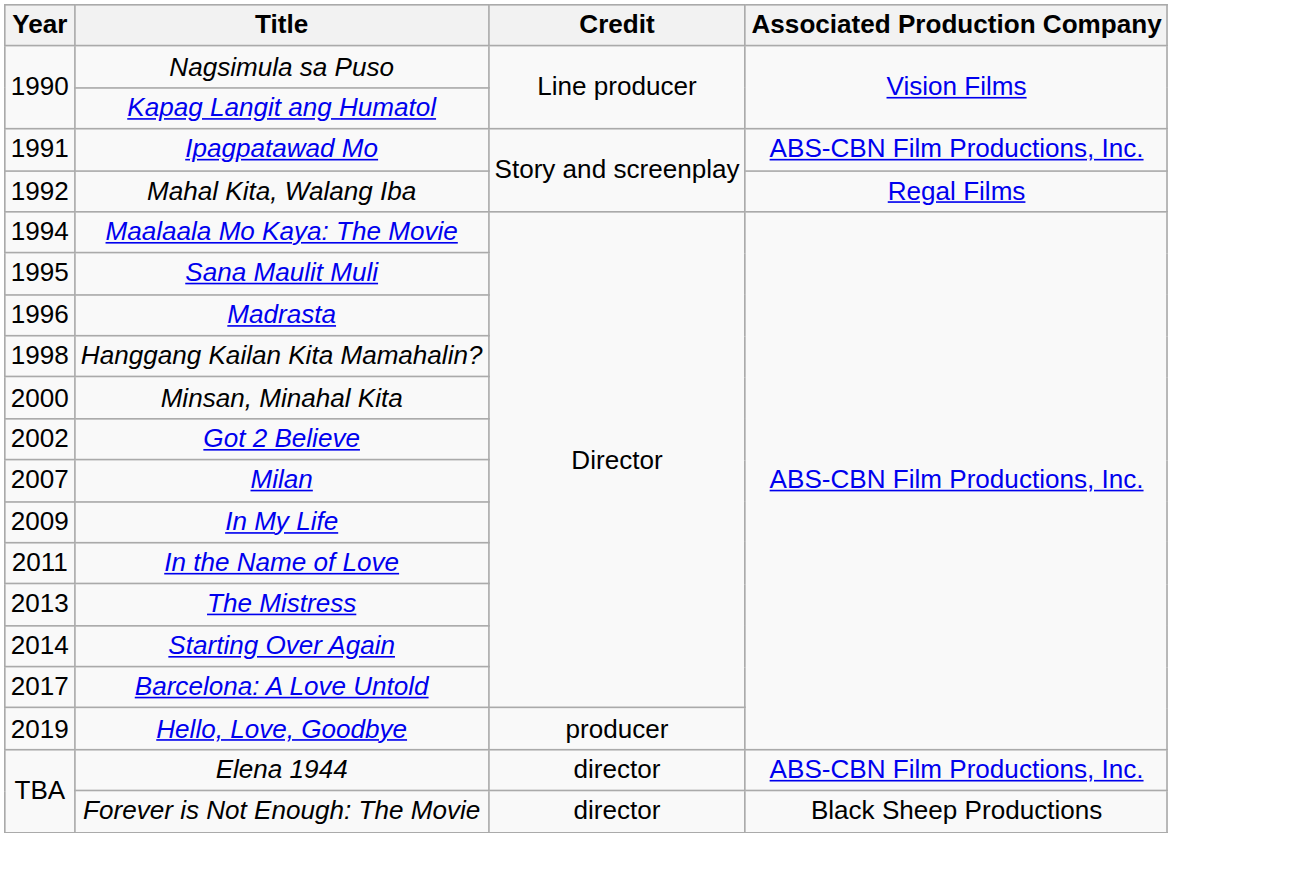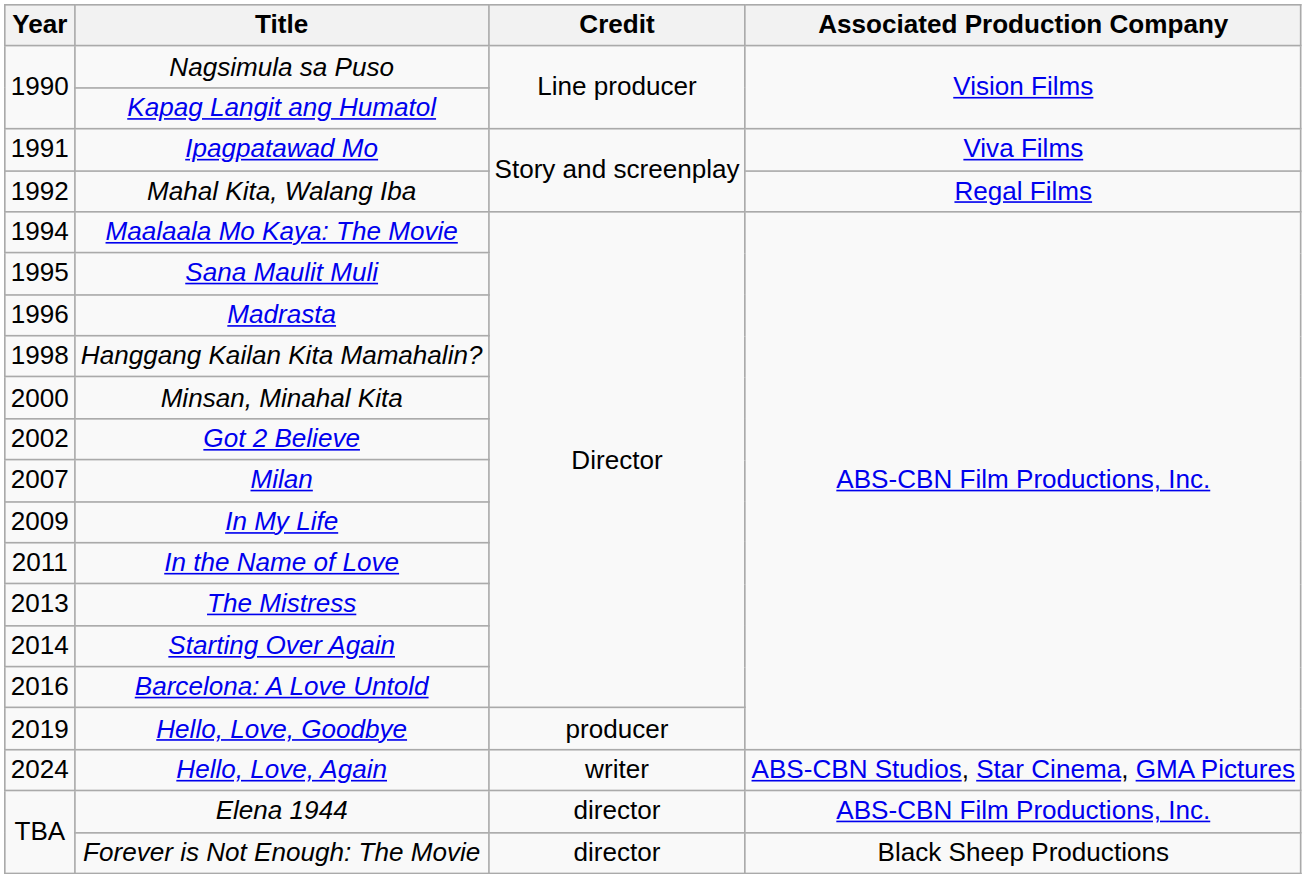(957, 149) ABS-CBN Film Productions, Inc. -> (1023, 149) Viva Films
(40, 686) 2017 -> (40, 686) 2016
+ row: (282, 769)
